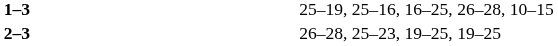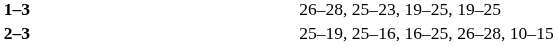(426, 9) 25–19, 25–16, 16–25, 26–28, 10–15 -> (400, 9) 26–28, 25–23, 19–25, 19–25
(400, 33) 26–28, 25–23, 19–25, 19–25 -> (426, 33) 25–19, 25–16, 16–25, 26–28, 10–15
